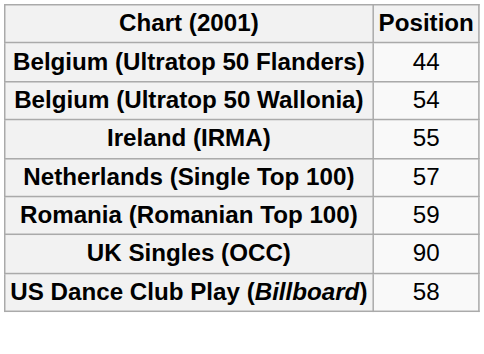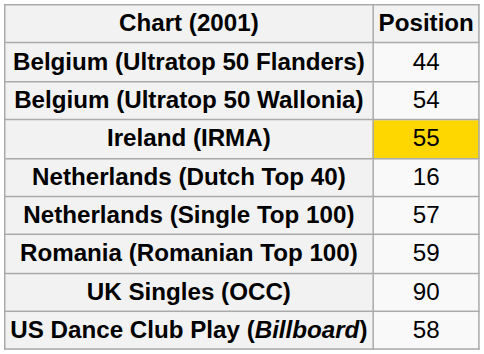(426, 138) no background -> (426, 138) gold background
+ row: (189, 176)
